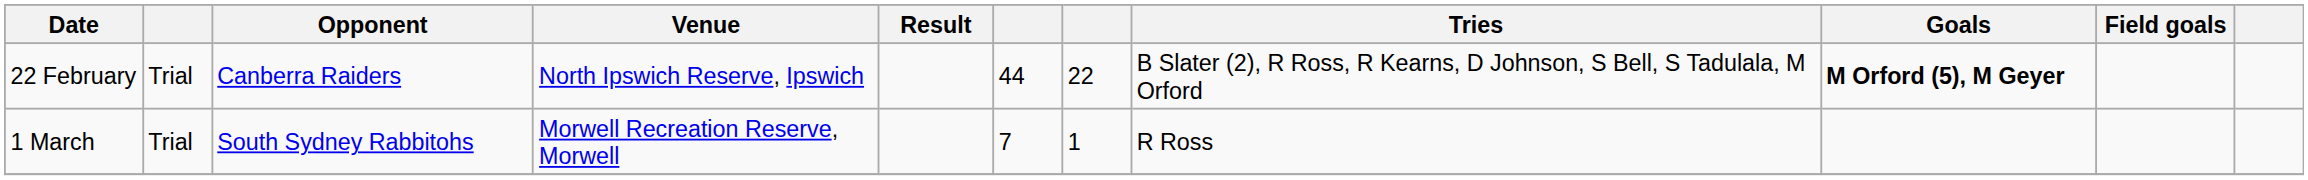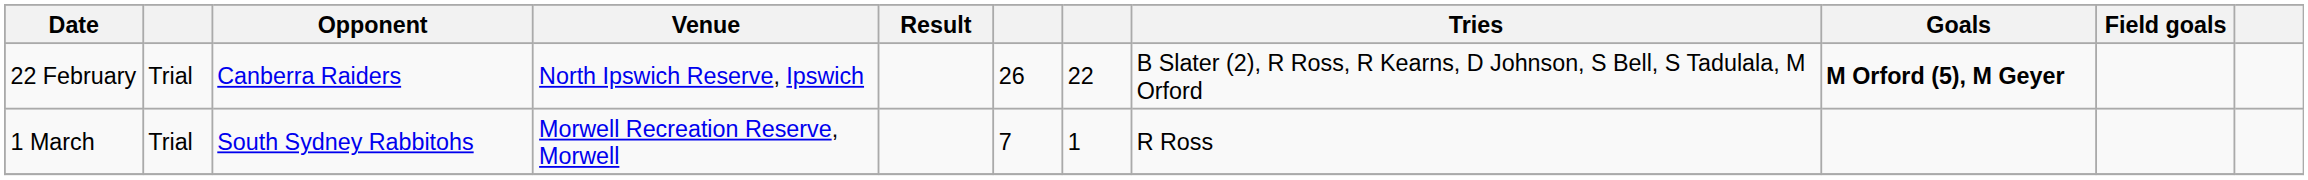(1012, 76) 44 -> (1012, 76) 26
